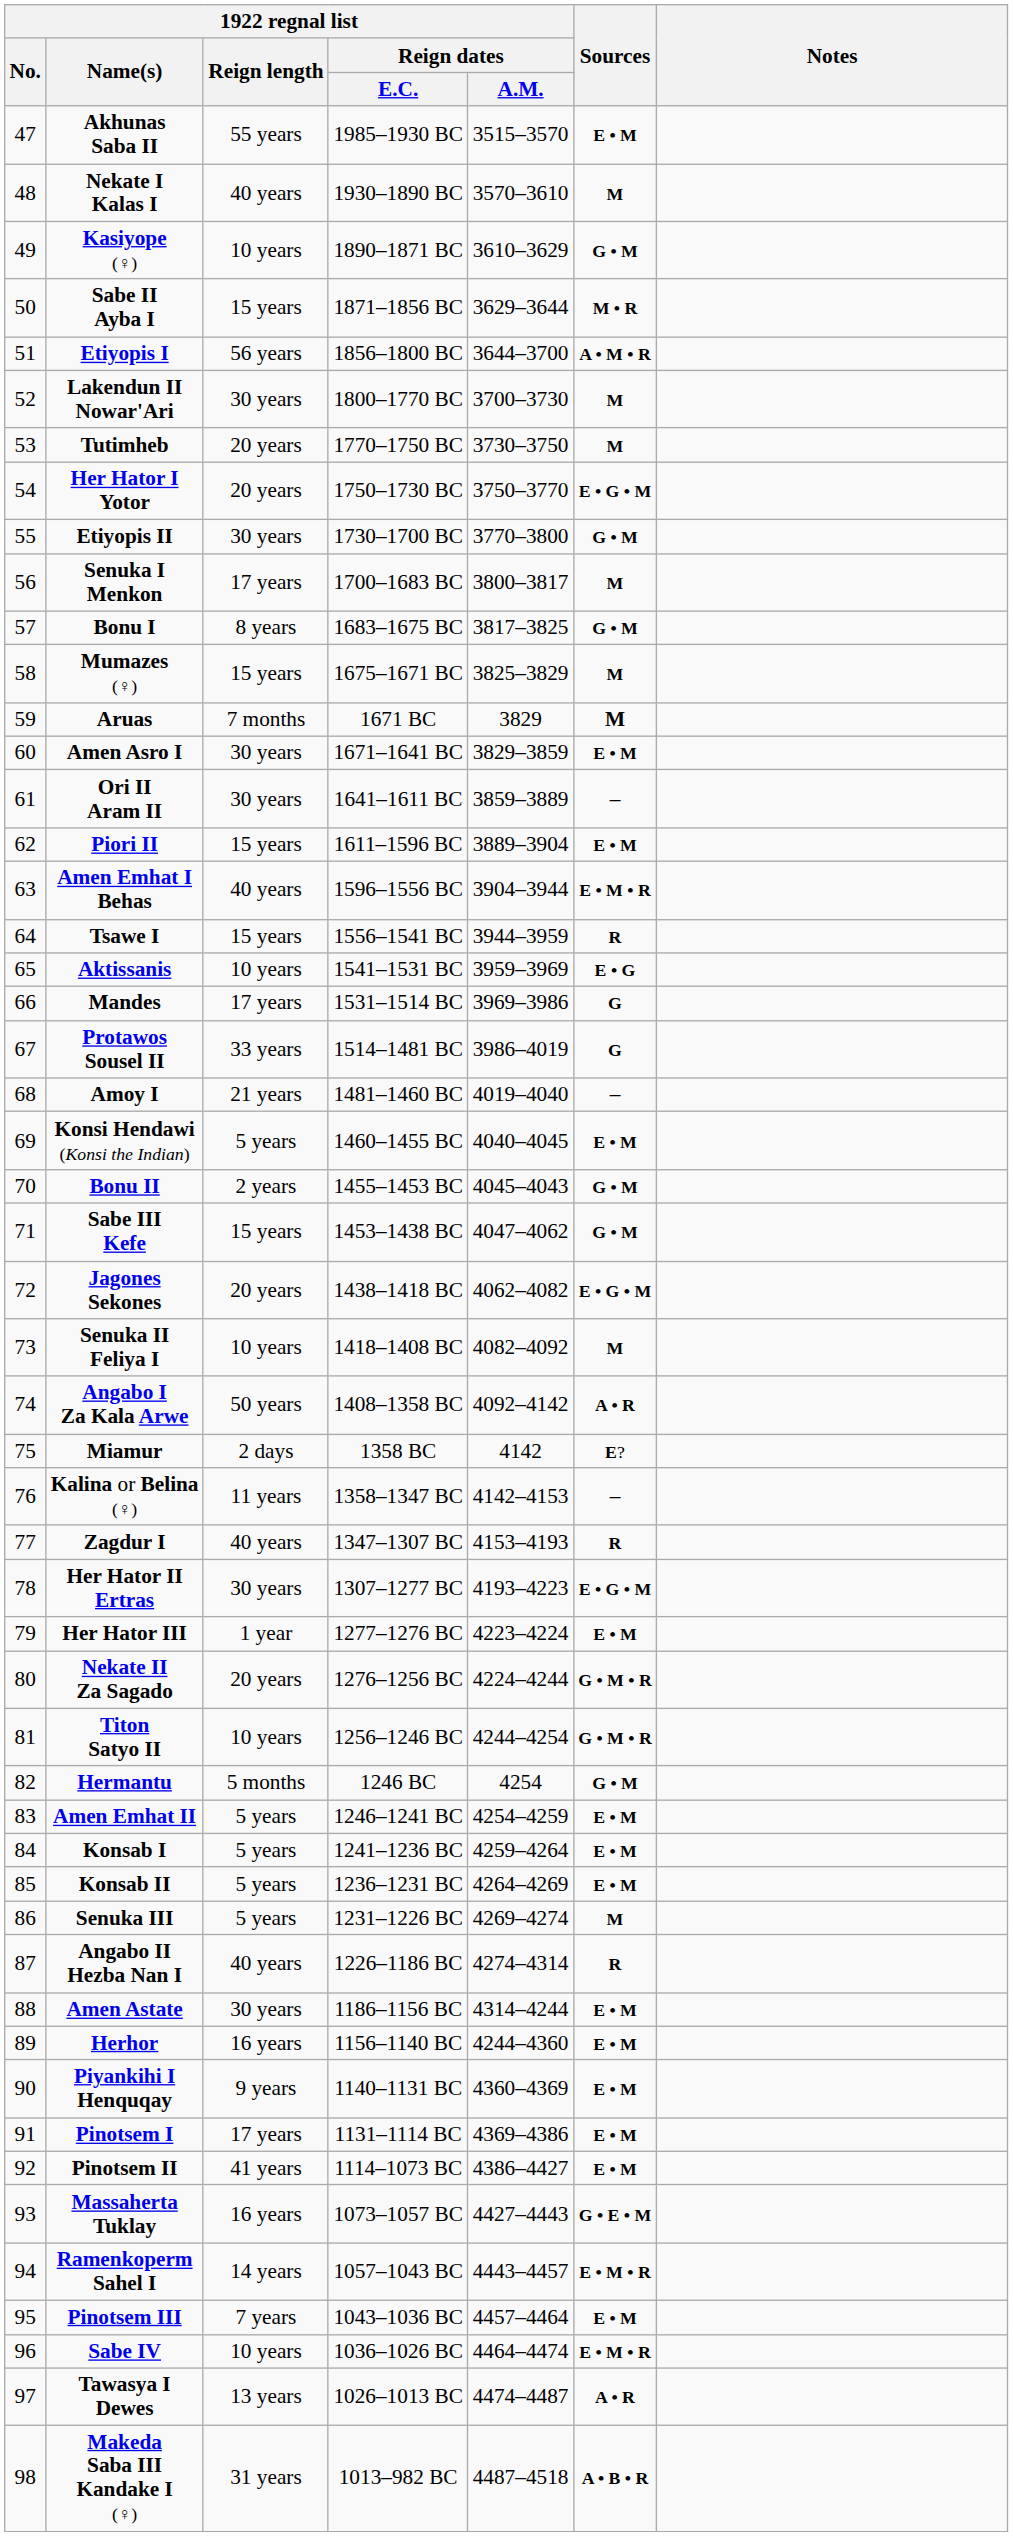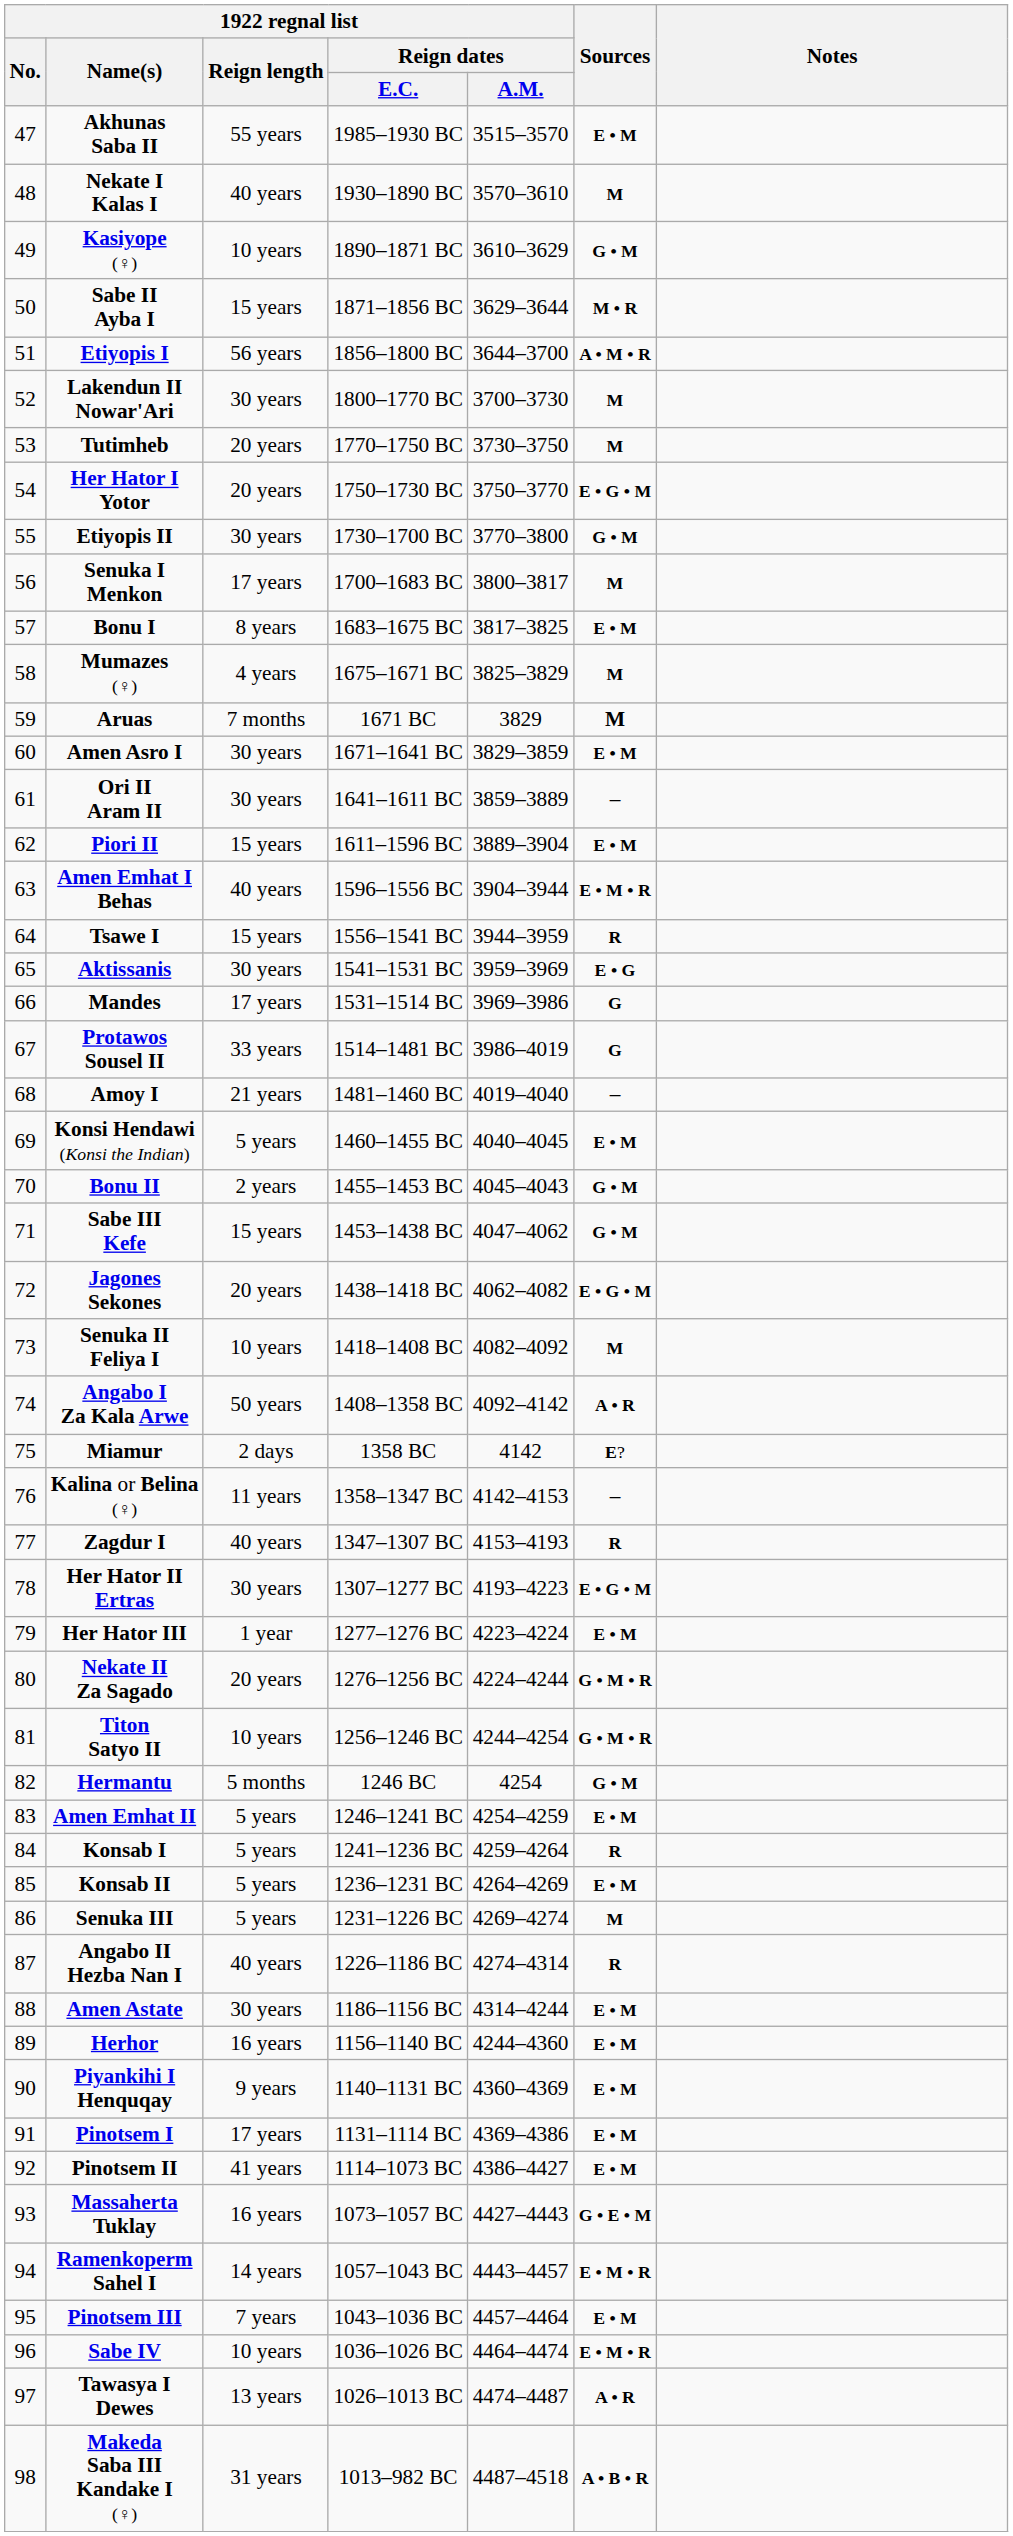(615, 629) G • M -> (615, 629) E • M
(266, 673) 15 years -> (266, 673) 4 years
(266, 969) 10 years -> (266, 969) 30 years
(615, 1851) E • M -> (615, 1851) R
